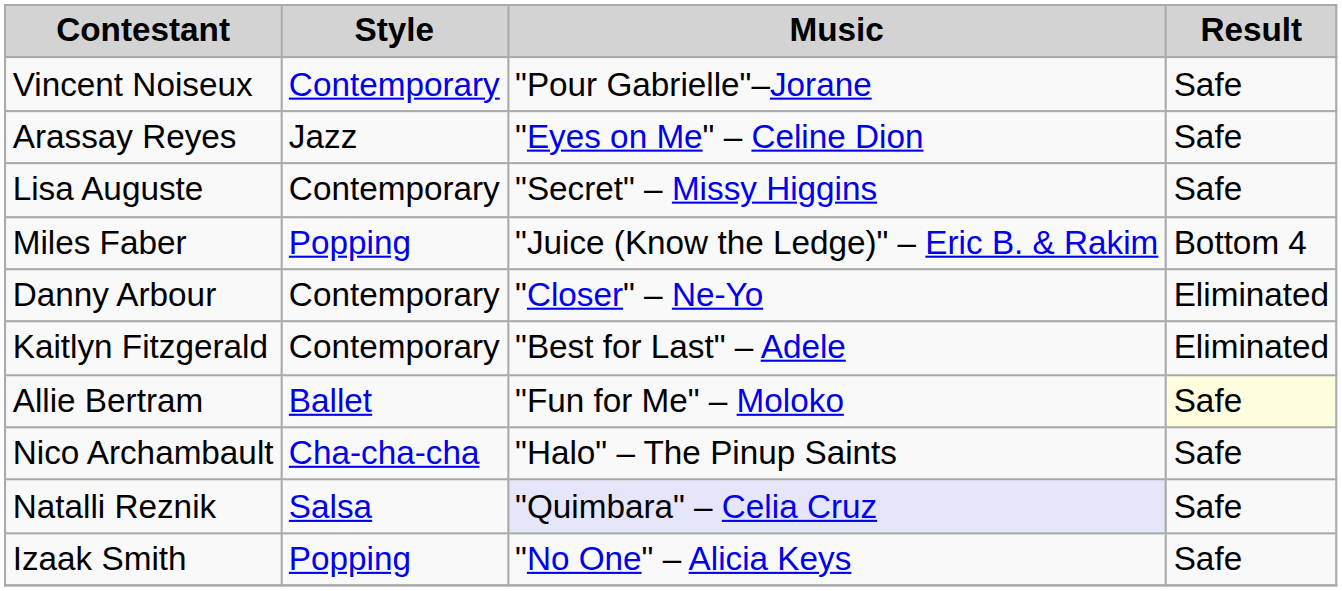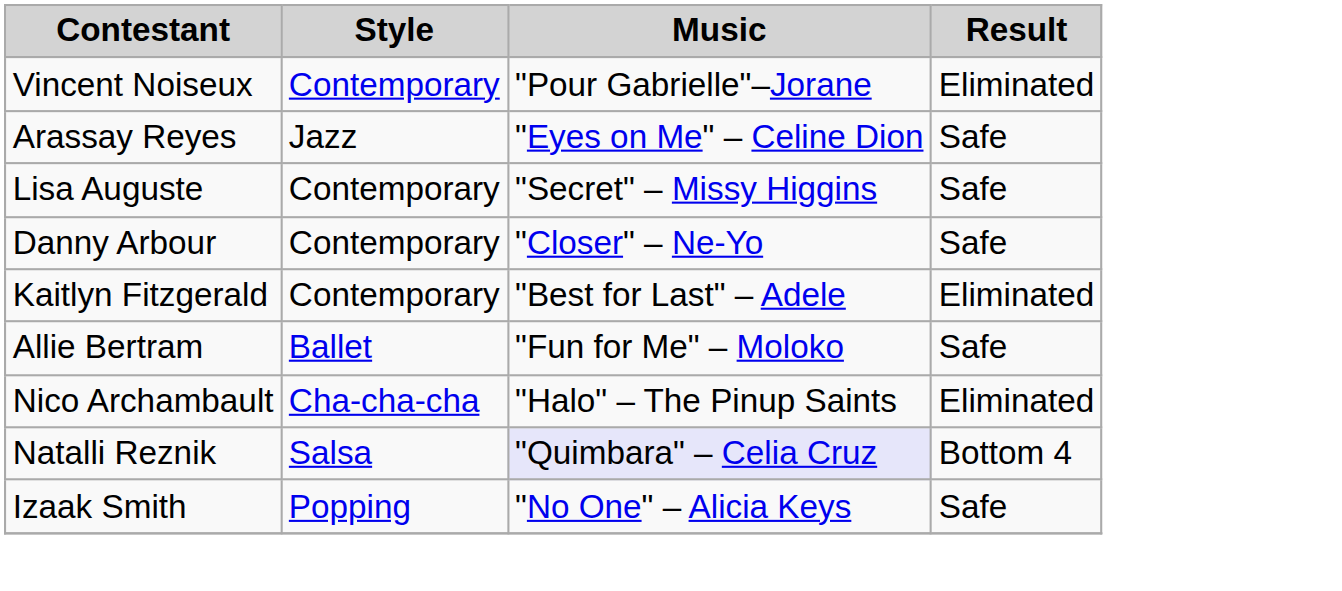(1208, 83) Safe -> (1017, 83) Eliminated
- row: (100, 242)
(1251, 294) Eliminated -> (973, 242) Safe
(1208, 400) lightyellow background -> (973, 347) no background
(1208, 453) Safe -> (1017, 400) Eliminated
(1208, 505) Safe -> (1005, 453) Bottom 4
